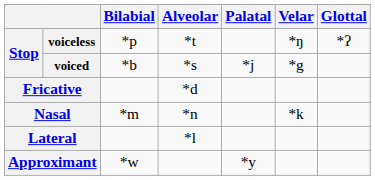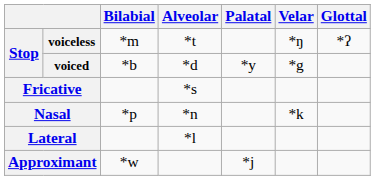(129, 41) *p -> (129, 41) *m
(190, 65) *s -> (190, 65) *d
(248, 65) *j -> (248, 65) *y
(190, 89) *d -> (190, 89) *s
(129, 114) *m -> (129, 114) *p
(248, 162) *y -> (248, 162) *j
